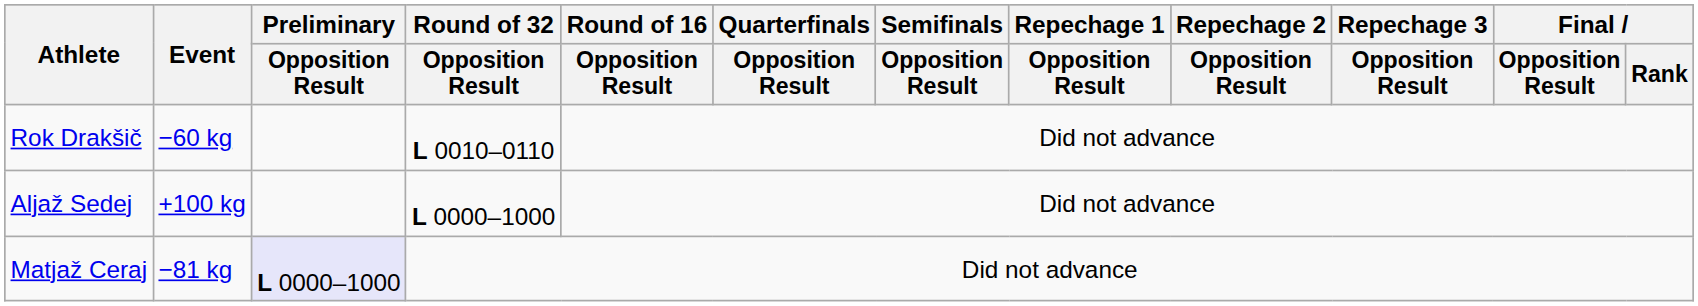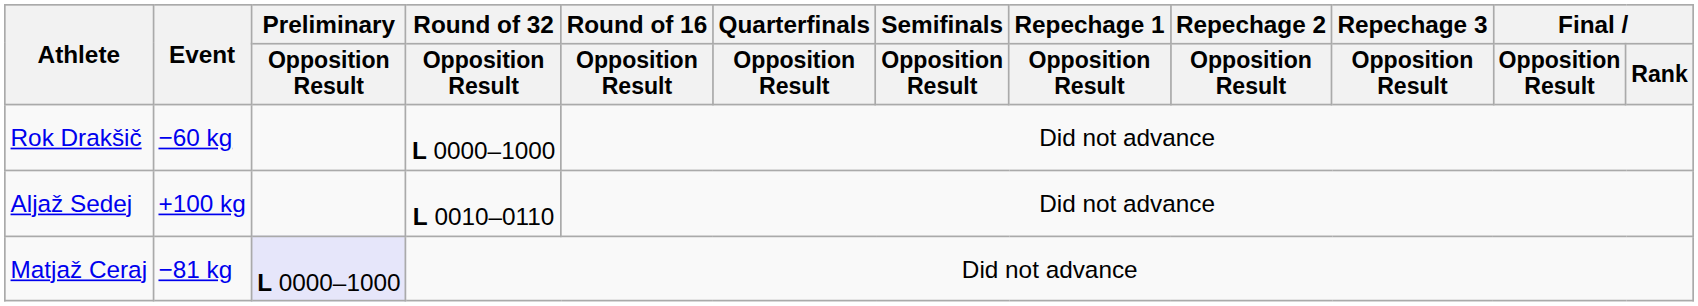(484, 152) L 0010–0110 -> (484, 152) L 0000–1000
(484, 217) L 0000–1000 -> (484, 217) L 0010–0110
